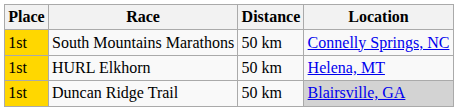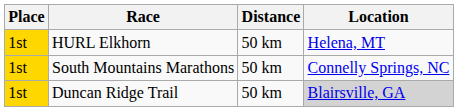rows swapped: (143, 42) <-> (101, 67)
